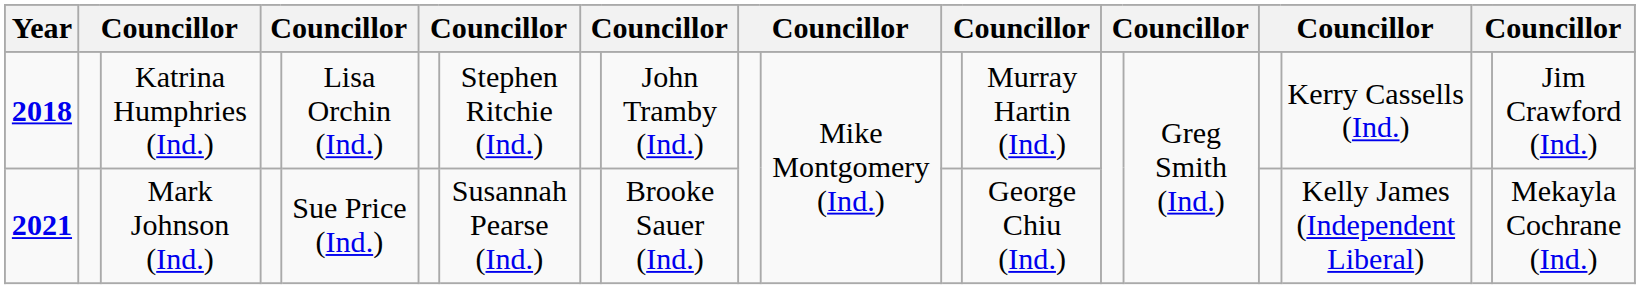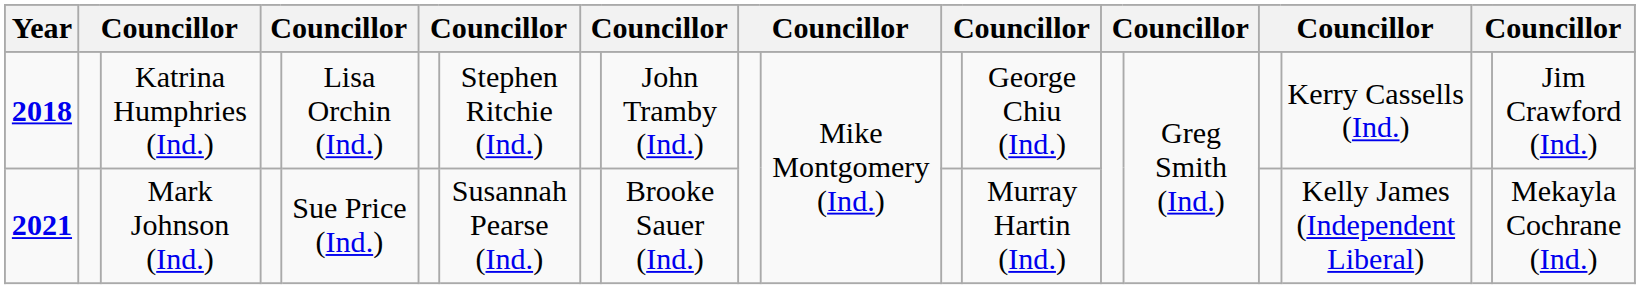(1032, 109) Murray Hartin (Ind.) -> (1032, 109) George Chiu (Ind.)
(1032, 225) George Chiu (Ind.) -> (1032, 225) Murray Hartin (Ind.)
